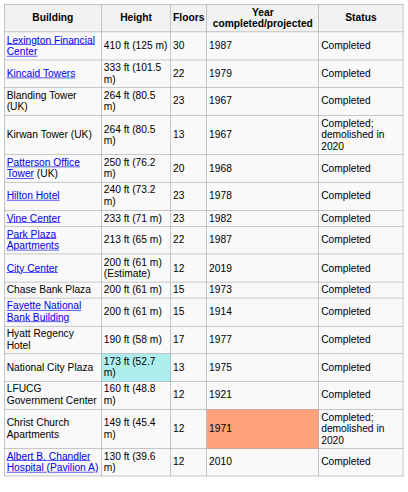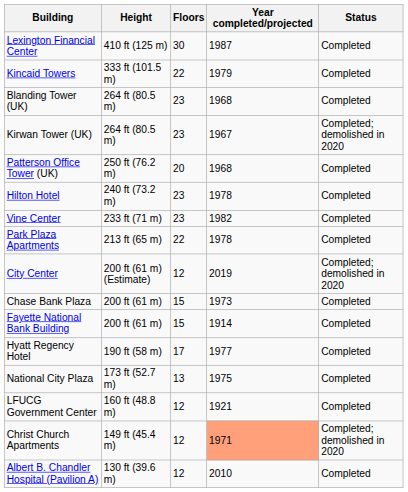(220, 101) 1967 -> (220, 101) 1968
(179, 135) 13 -> (179, 135) 23
(220, 240) 1987 -> (220, 240) 1978
(346, 268) Completed -> (353, 273) Completed; demolished in 2020
(130, 367) paleturquoise background -> (130, 379) no background
